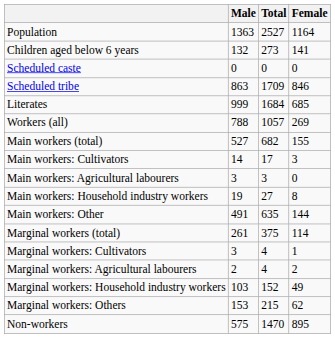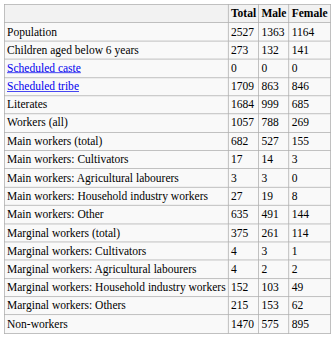columns swapped: (274, 13) <-> (243, 13)
